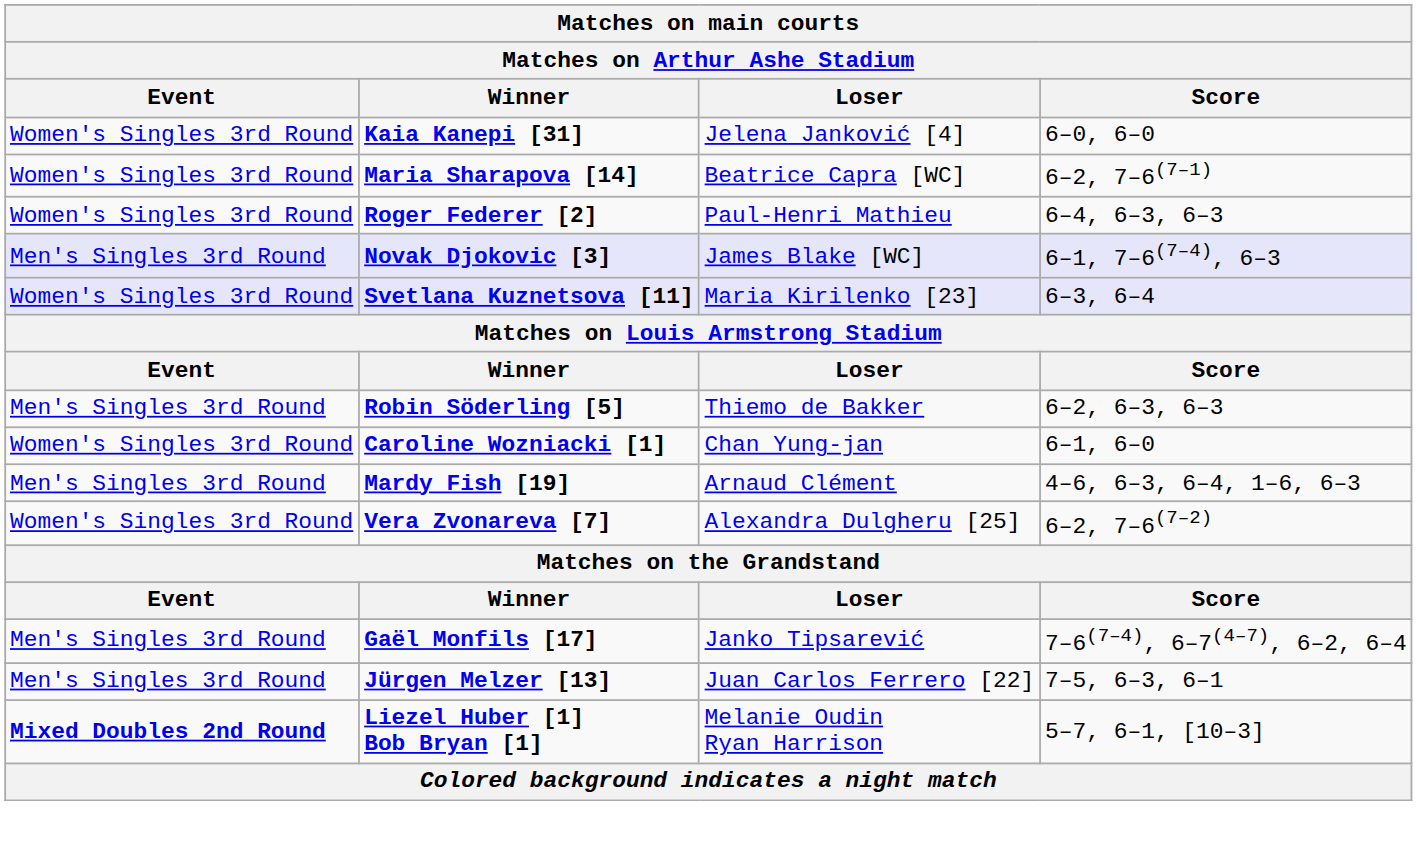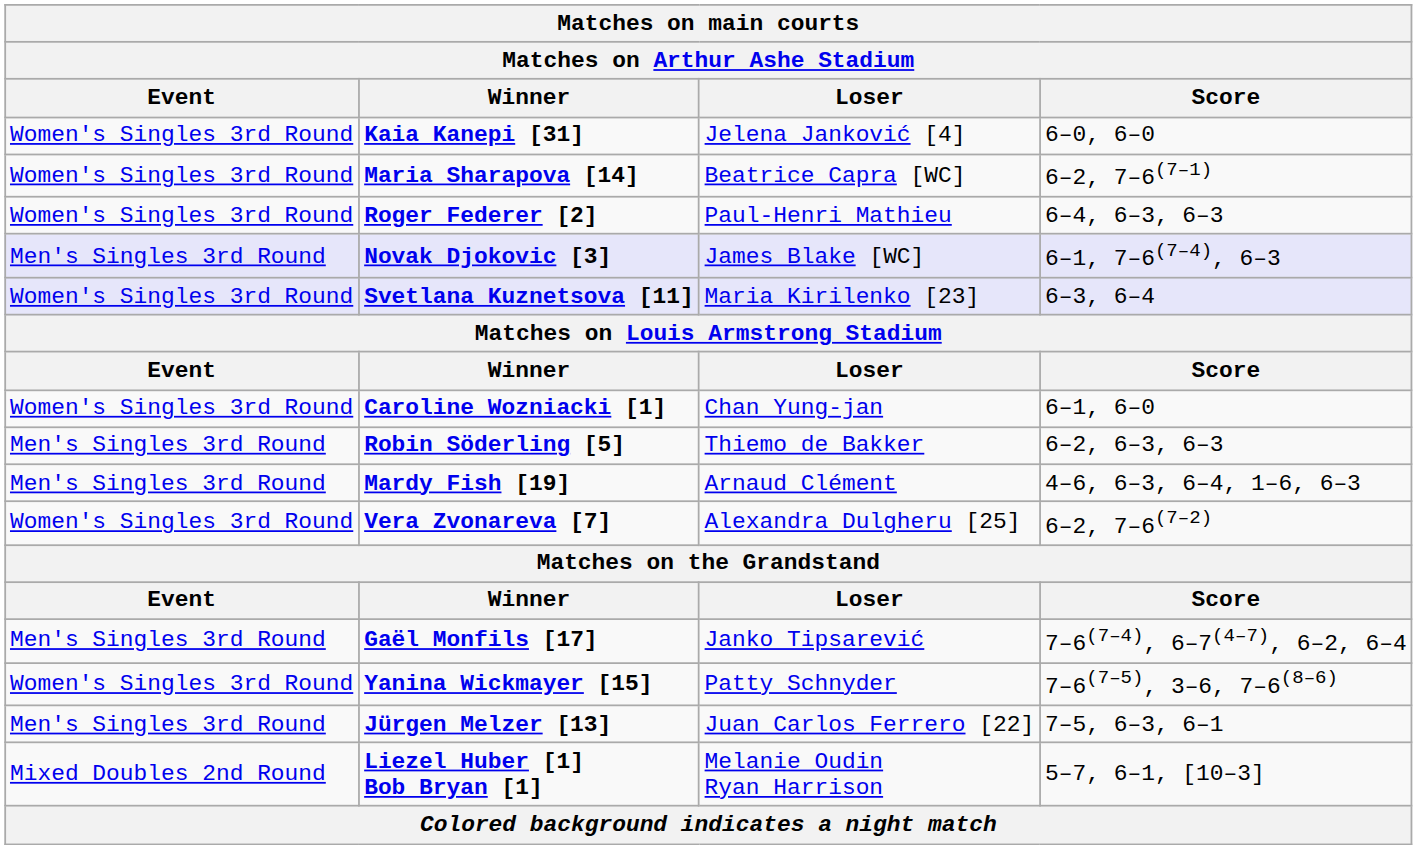rows swapped: (495, 408) <-> (515, 445)
+ row: (508, 684)
(168, 731) bold -> (168, 775) normal
